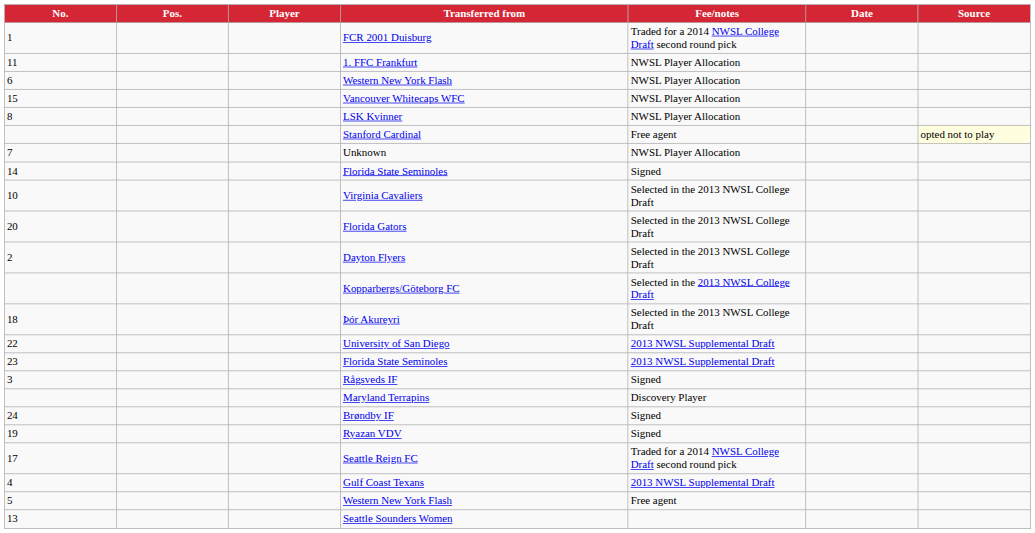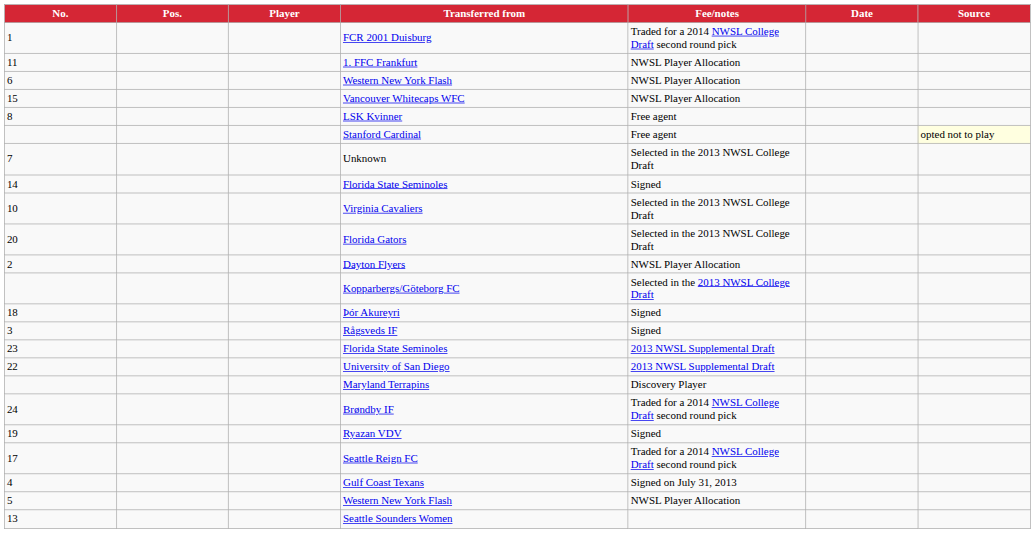(685, 116) NWSL Player Allocation -> (654, 116) Free agent
(685, 152) NWSL Player Allocation -> (710, 159) Selected in the 2013 NWSL College Draft
(710, 257) Selected in the 2013 NWSL College Draft -> (685, 264) NWSL Player Allocation
(710, 319) Selected in the 2013 NWSL College Draft -> (646, 313) Signed
rows swapped: (12, 344) <-> (10, 380)
(646, 416) Signed -> (705, 409) Traded for a 2014 NWSL College Draft second round pick
(703, 483) 2013 NWSL Supplemental Draft -> (684, 483) Signed on July 31, 2013
(654, 501) Free agent -> (685, 501) NWSL Player Allocation
